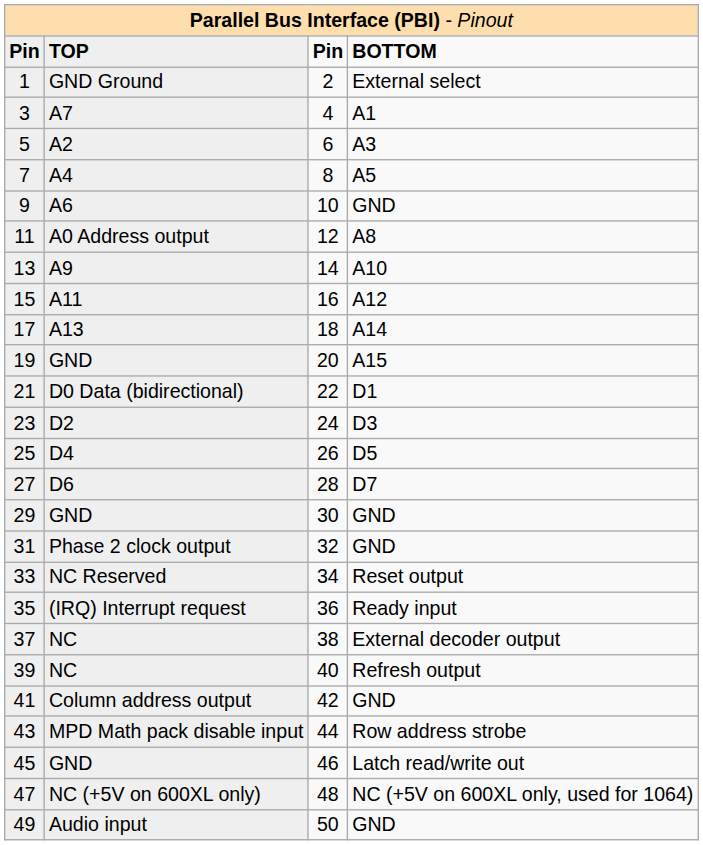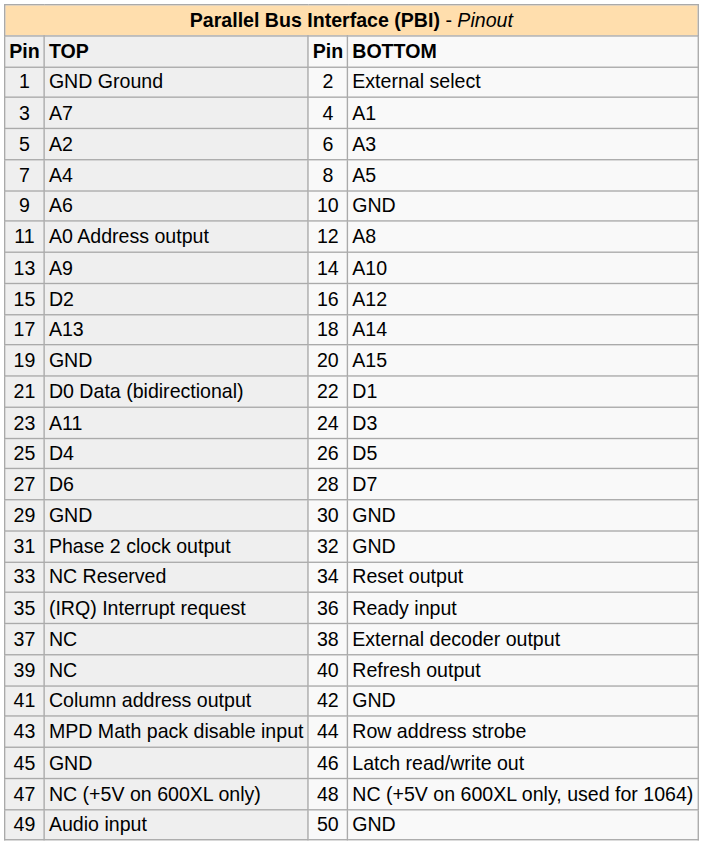(66, 299) A11 -> (61, 299) D2
(61, 423) D2 -> (66, 423) A11
